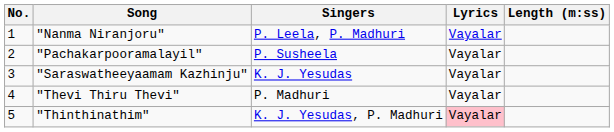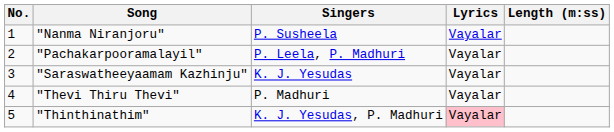(329, 35) P. Leela, P. Madhuri -> (295, 35) P. Susheela
(295, 56) P. Susheela -> (329, 56) P. Leela, P. Madhuri
